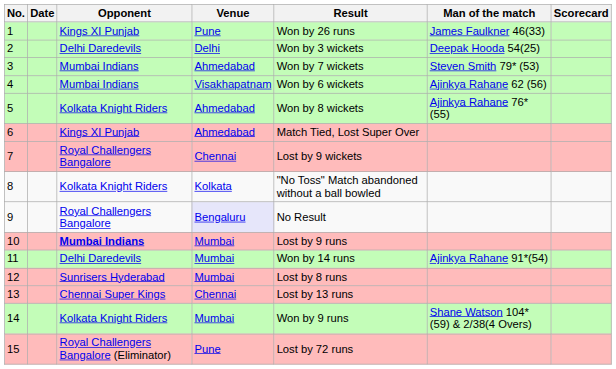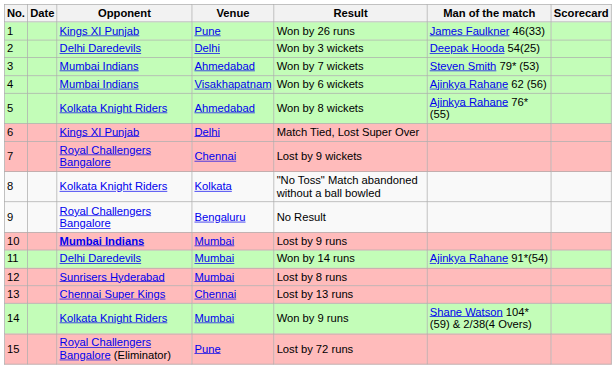(225, 132) Ahmedabad -> (207, 132) Delhi
(220, 217) lavender background -> (220, 217) no background
